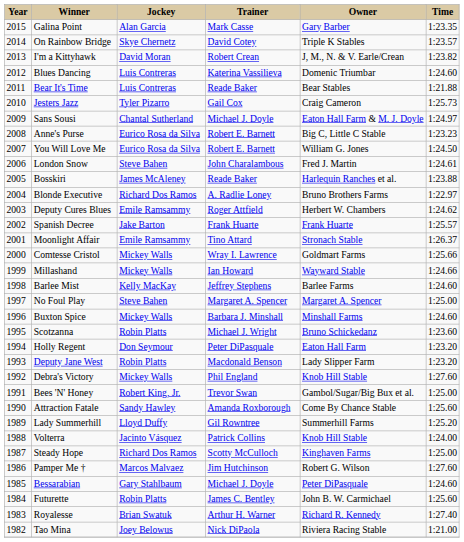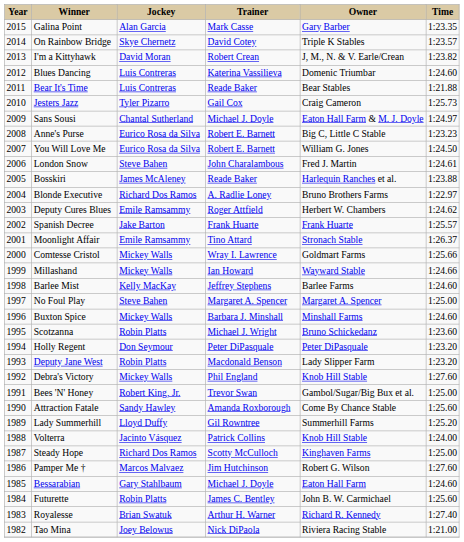(334, 347) Eaton Hall Farm -> (335, 347) Peter DiPasquale
(335, 484) Peter DiPasquale -> (334, 484) Eaton Hall Farm
